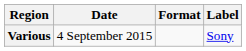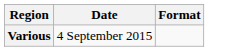- column: (223, 14)
